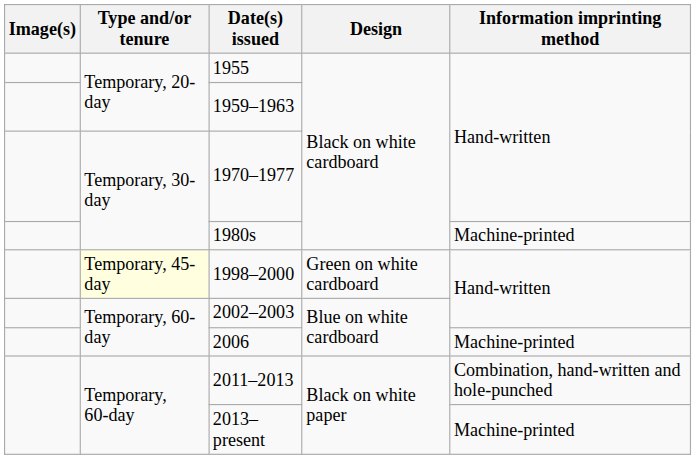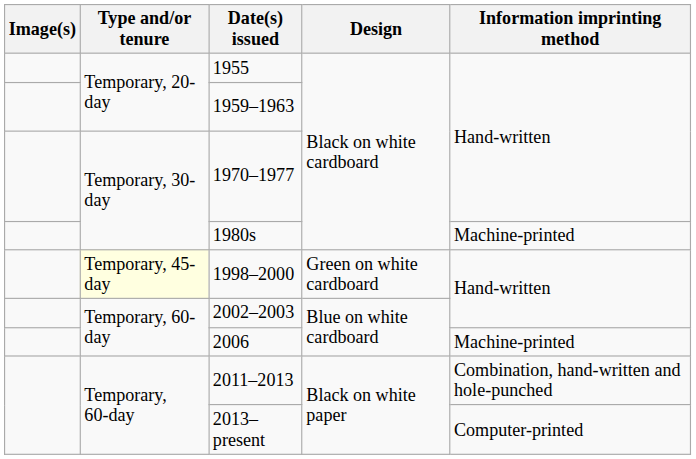(514, 429) Machine-printed -> (519, 429) Computer-printed
